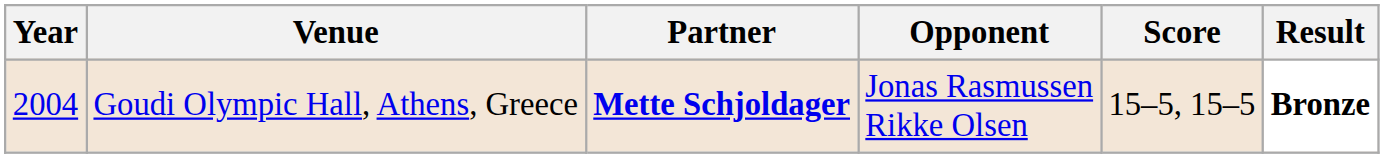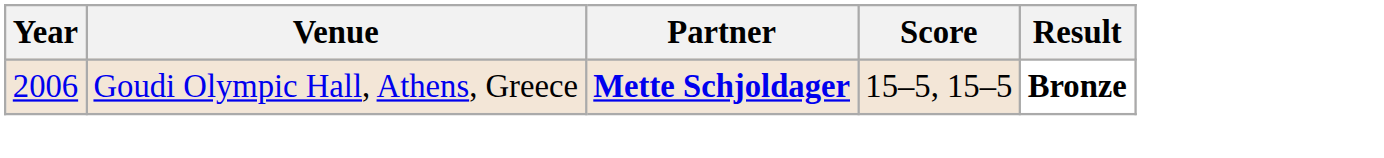- column: (979, 31)
(45, 105) 2004 -> (45, 85) 2006
